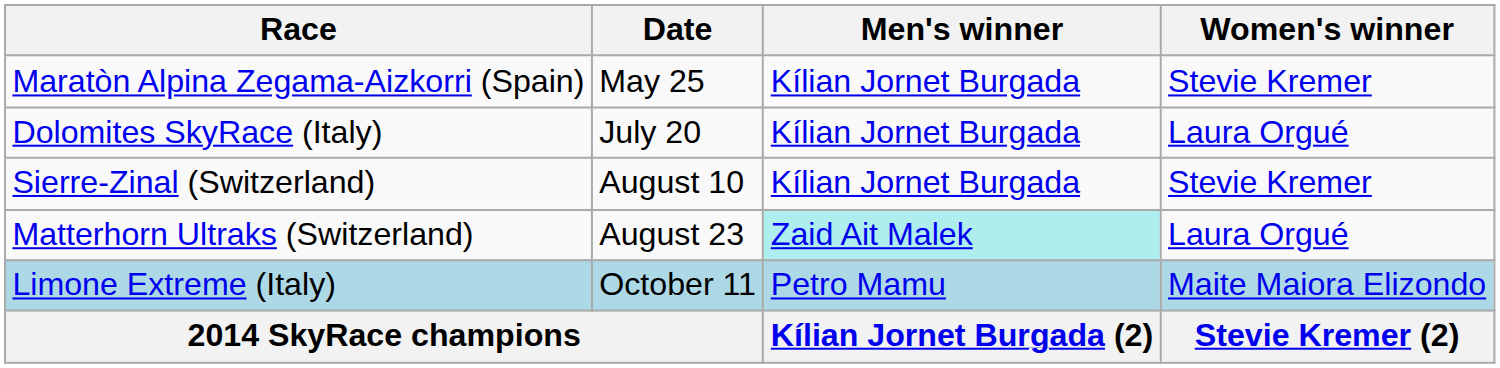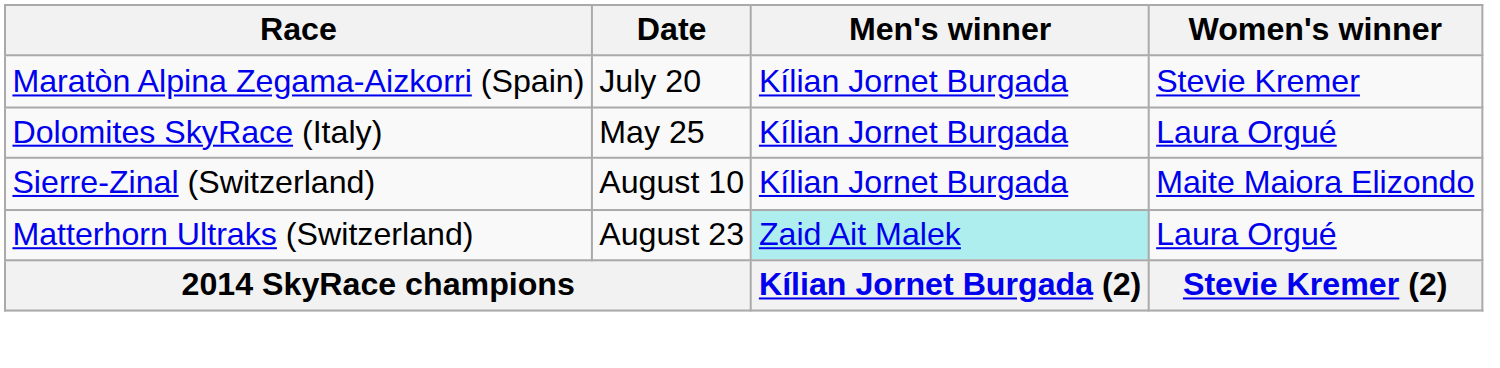(652, 81) May 25 -> (650, 81) July 20
(650, 132) July 20 -> (652, 132) May 25
(1270, 183) Stevie Kremer -> (1315, 183) Maite Maiora Elizondo
- row: (174, 285)
